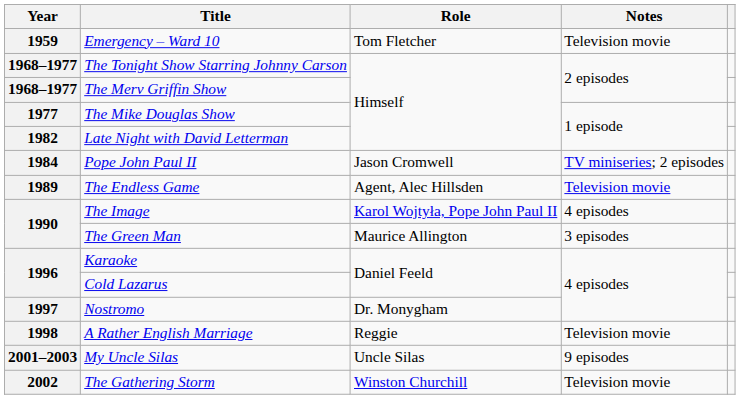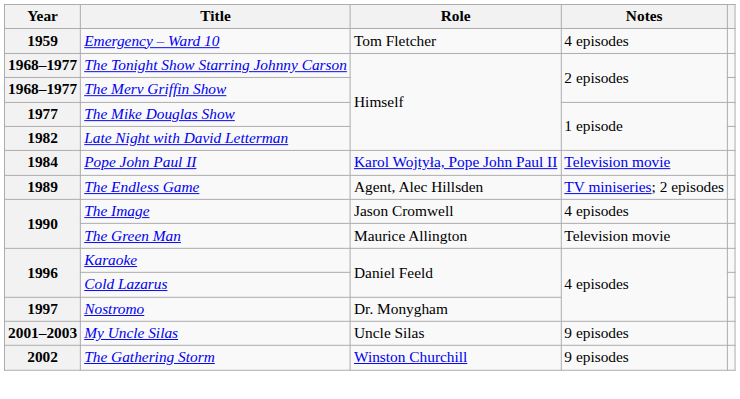(617, 41) Television movie -> (597, 41) 4 episodes
(404, 162) Jason Cromwell -> (456, 162) Karol Wojtyła, Pope John Paul II
(644, 162) TV miniseries; 2 episodes -> (617, 162) Television movie
(617, 187) Television movie -> (644, 187) TV miniseries; 2 episodes
(456, 211) Karol Wojtyła, Pope John Paul II -> (404, 211) Jason Cromwell
(597, 235) 3 episodes -> (617, 235) Television movie
- row: (168, 333)
(617, 382) Television movie -> (597, 357) 9 episodes
